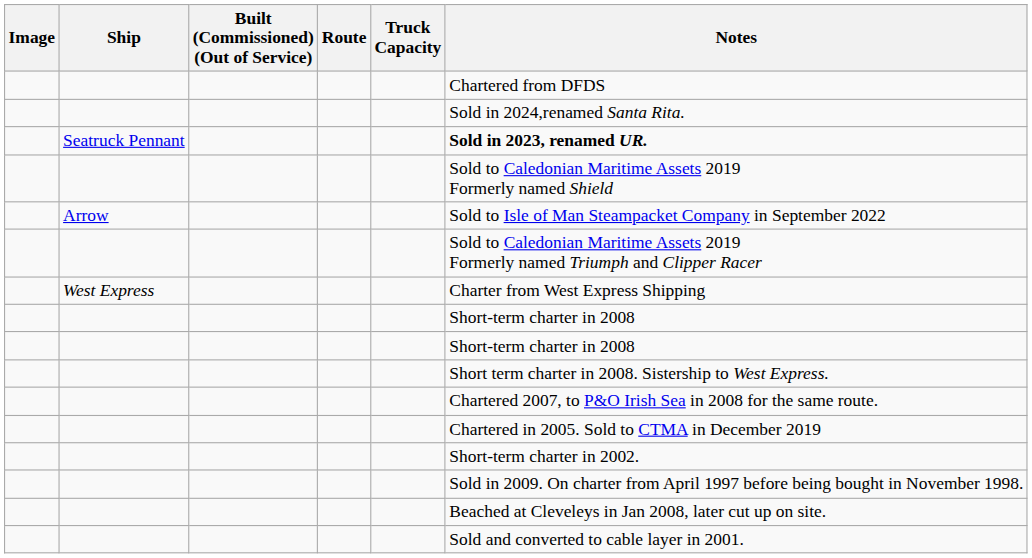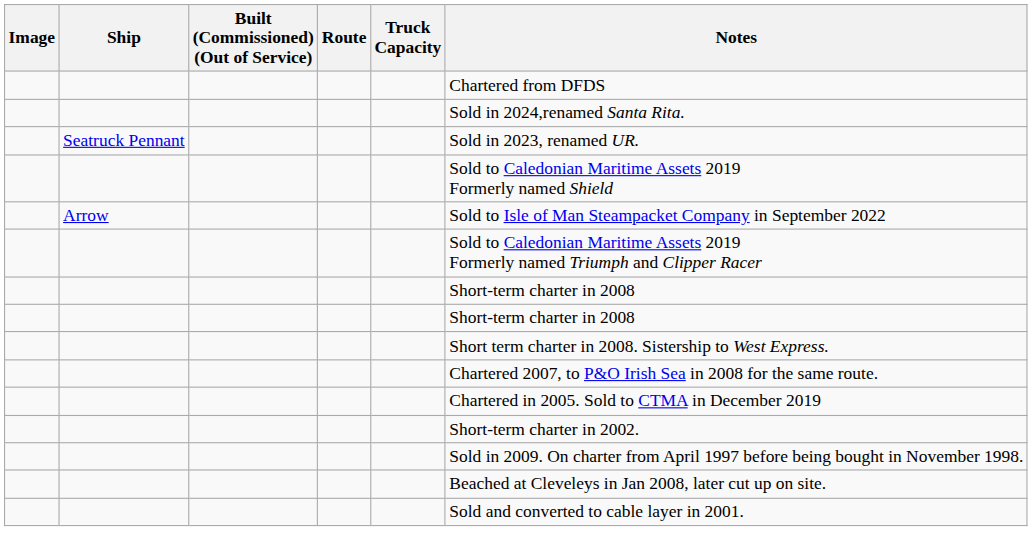(549, 140) bold -> (544, 140) normal
- row: (32, 290)
